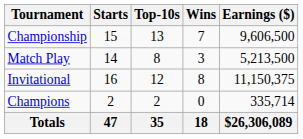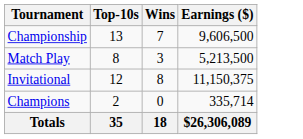- column: (111, 15)
